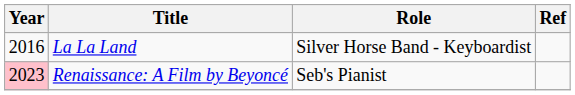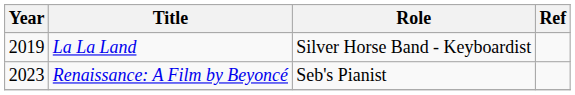(27, 47) 2016 -> (27, 47) 2019
(27, 75) pink background -> (27, 75) no background
